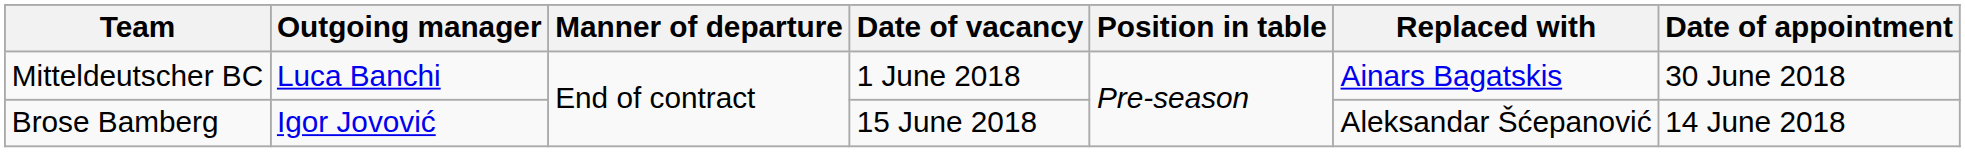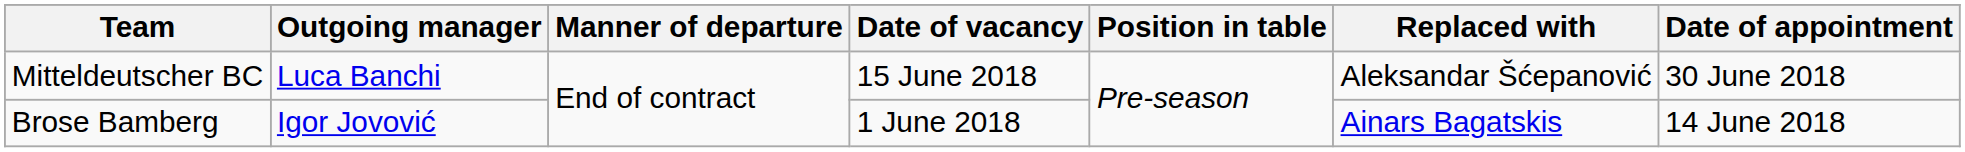(939, 75) 1 June 2018 -> (947, 75) 15 June 2018
(1451, 75) Ainars Bagatskis -> (1496, 75) Aleksandar Šćepanović
(947, 122) 15 June 2018 -> (939, 122) 1 June 2018
(1496, 122) Aleksandar Šćepanović -> (1451, 122) Ainars Bagatskis
